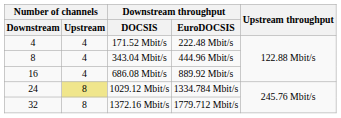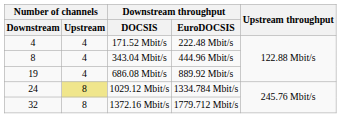(33, 74) 16 -> (33, 74) 19
